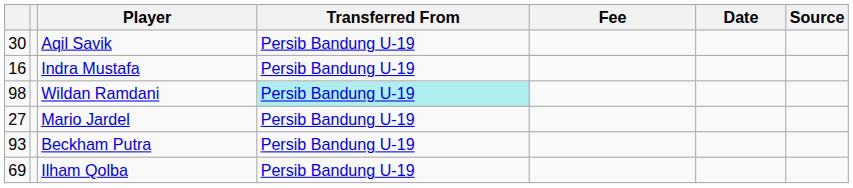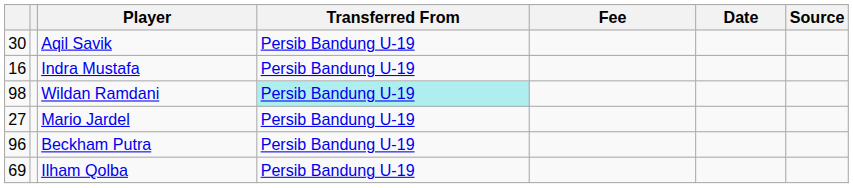(17, 145) 93 -> (17, 145) 96
